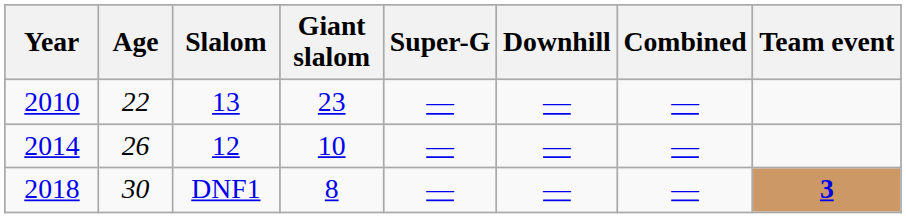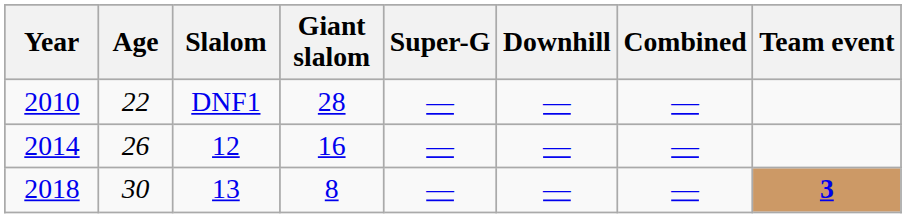(226, 101) 13 -> (226, 101) DNF1
(332, 101) 23 -> (332, 101) 28
(332, 145) 10 -> (332, 145) 16
(226, 189) DNF1 -> (226, 189) 13
